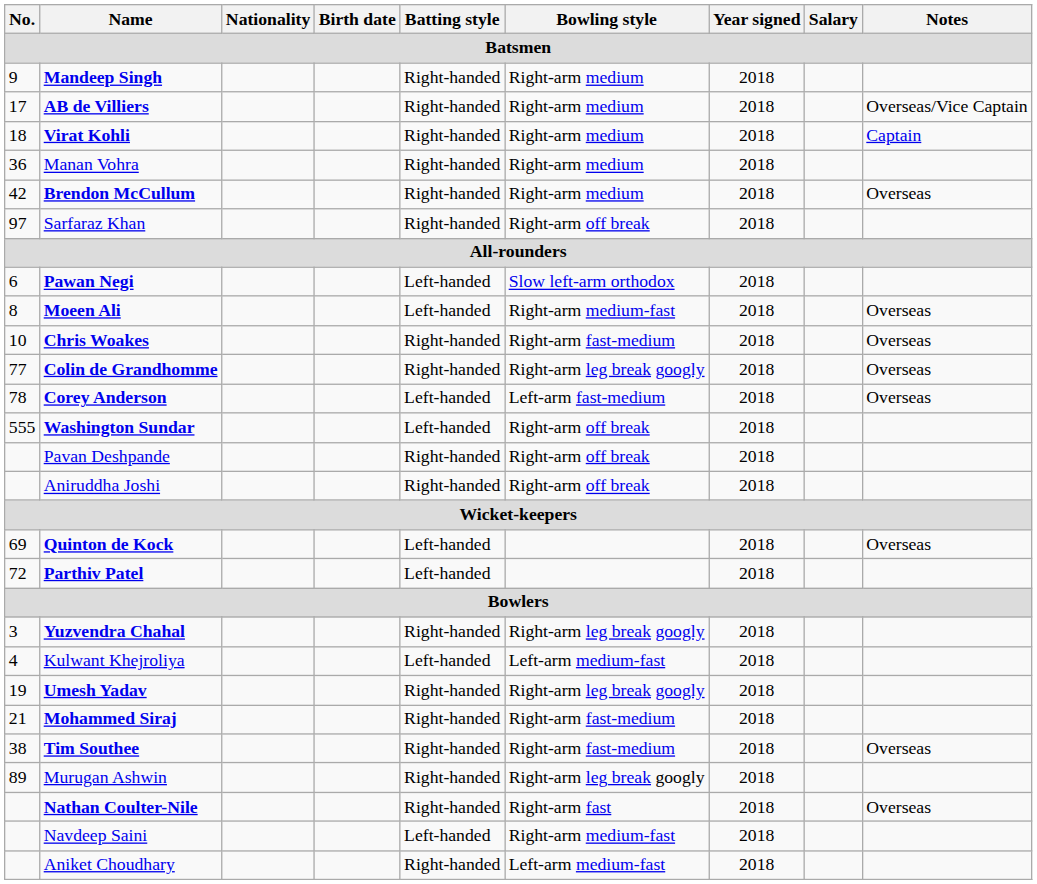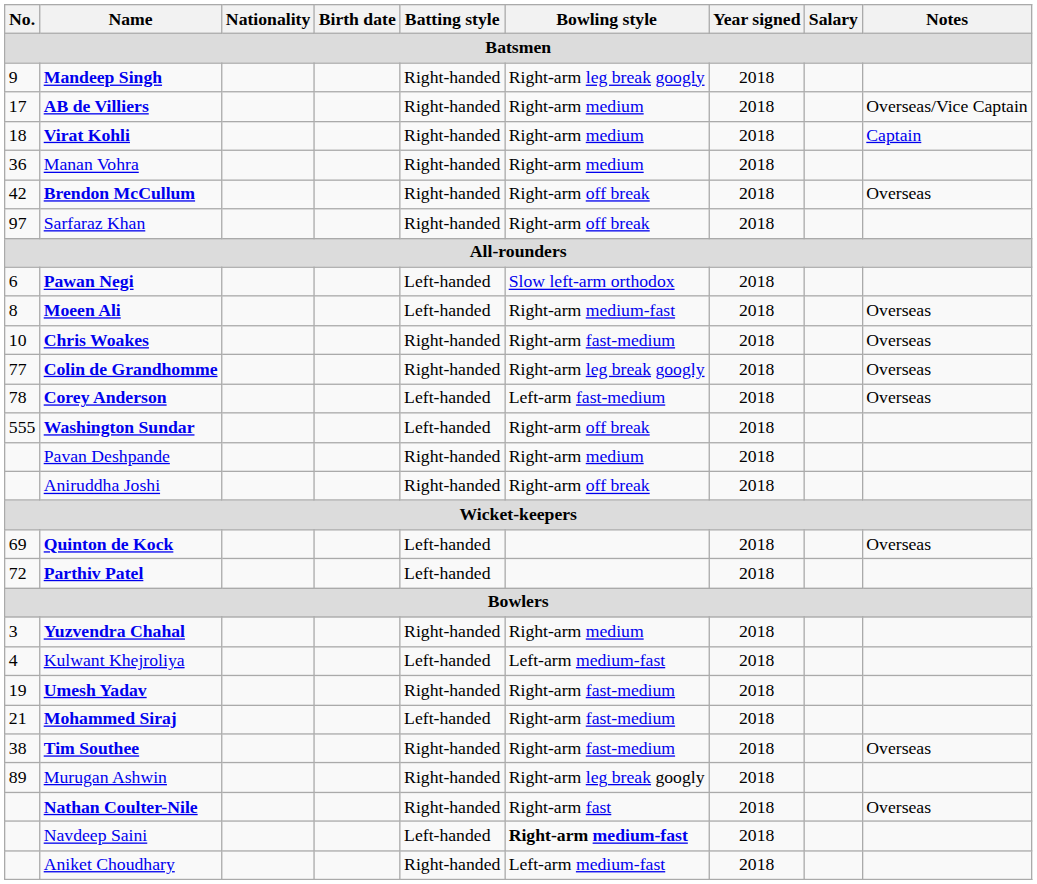(576, 77) Right-arm medium -> (607, 77) Right-arm leg break googly
(576, 193) Right-arm medium -> (579, 193) Right-arm off break
(579, 456) Right-arm off break -> (576, 456) Right-arm medium
(607, 631) Right-arm leg break googly -> (576, 631) Right-arm medium
(607, 689) Right-arm leg break googly -> (592, 689) Right-arm fast-medium
(452, 718) Right-handed -> (447, 718) Left-handed
(592, 835) normal -> (598, 835) bold
